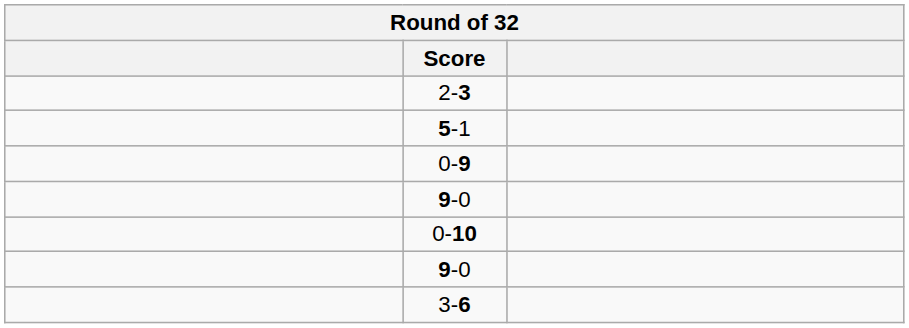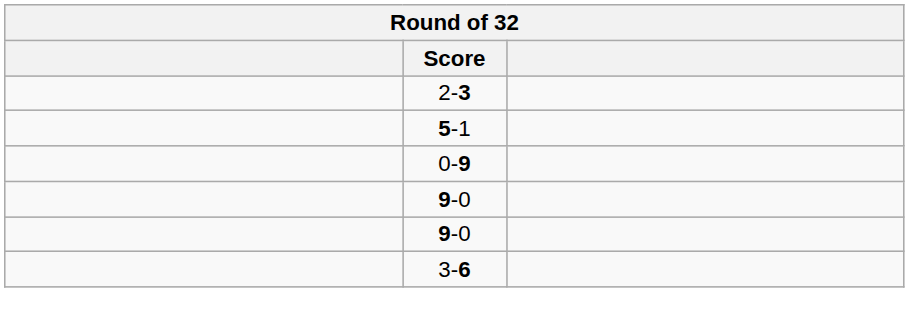- row: (204, 234)
